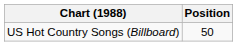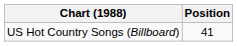(207, 31) 50 -> (207, 31) 41
